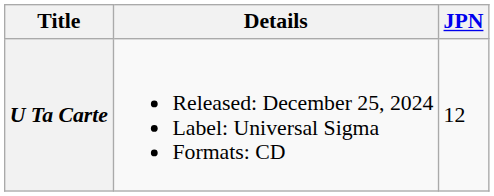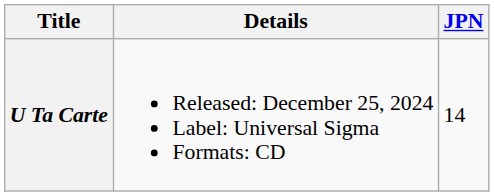(454, 114) 12 -> (454, 114) 14
